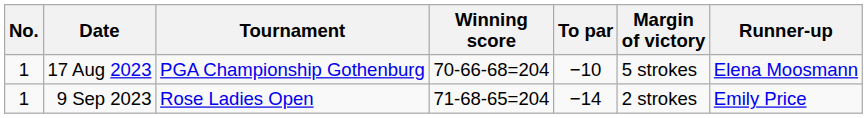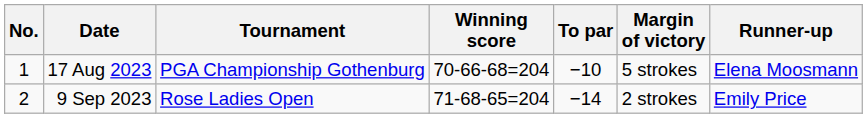(24, 99) 1 -> (24, 99) 2
